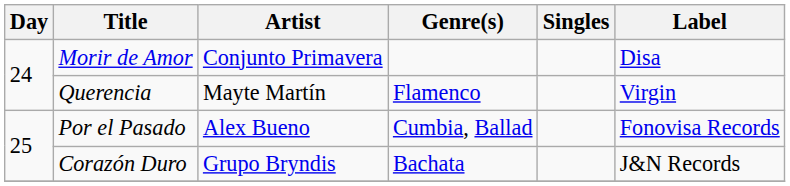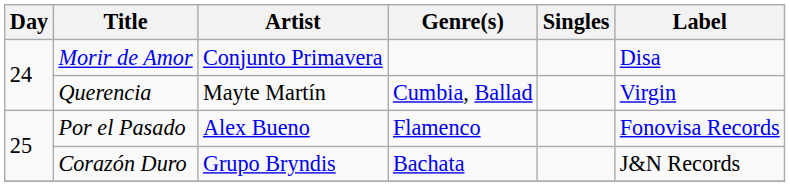(437, 92) Flamenco -> (463, 92) Cumbia, Ballad
(463, 127) Cumbia, Ballad -> (437, 127) Flamenco
